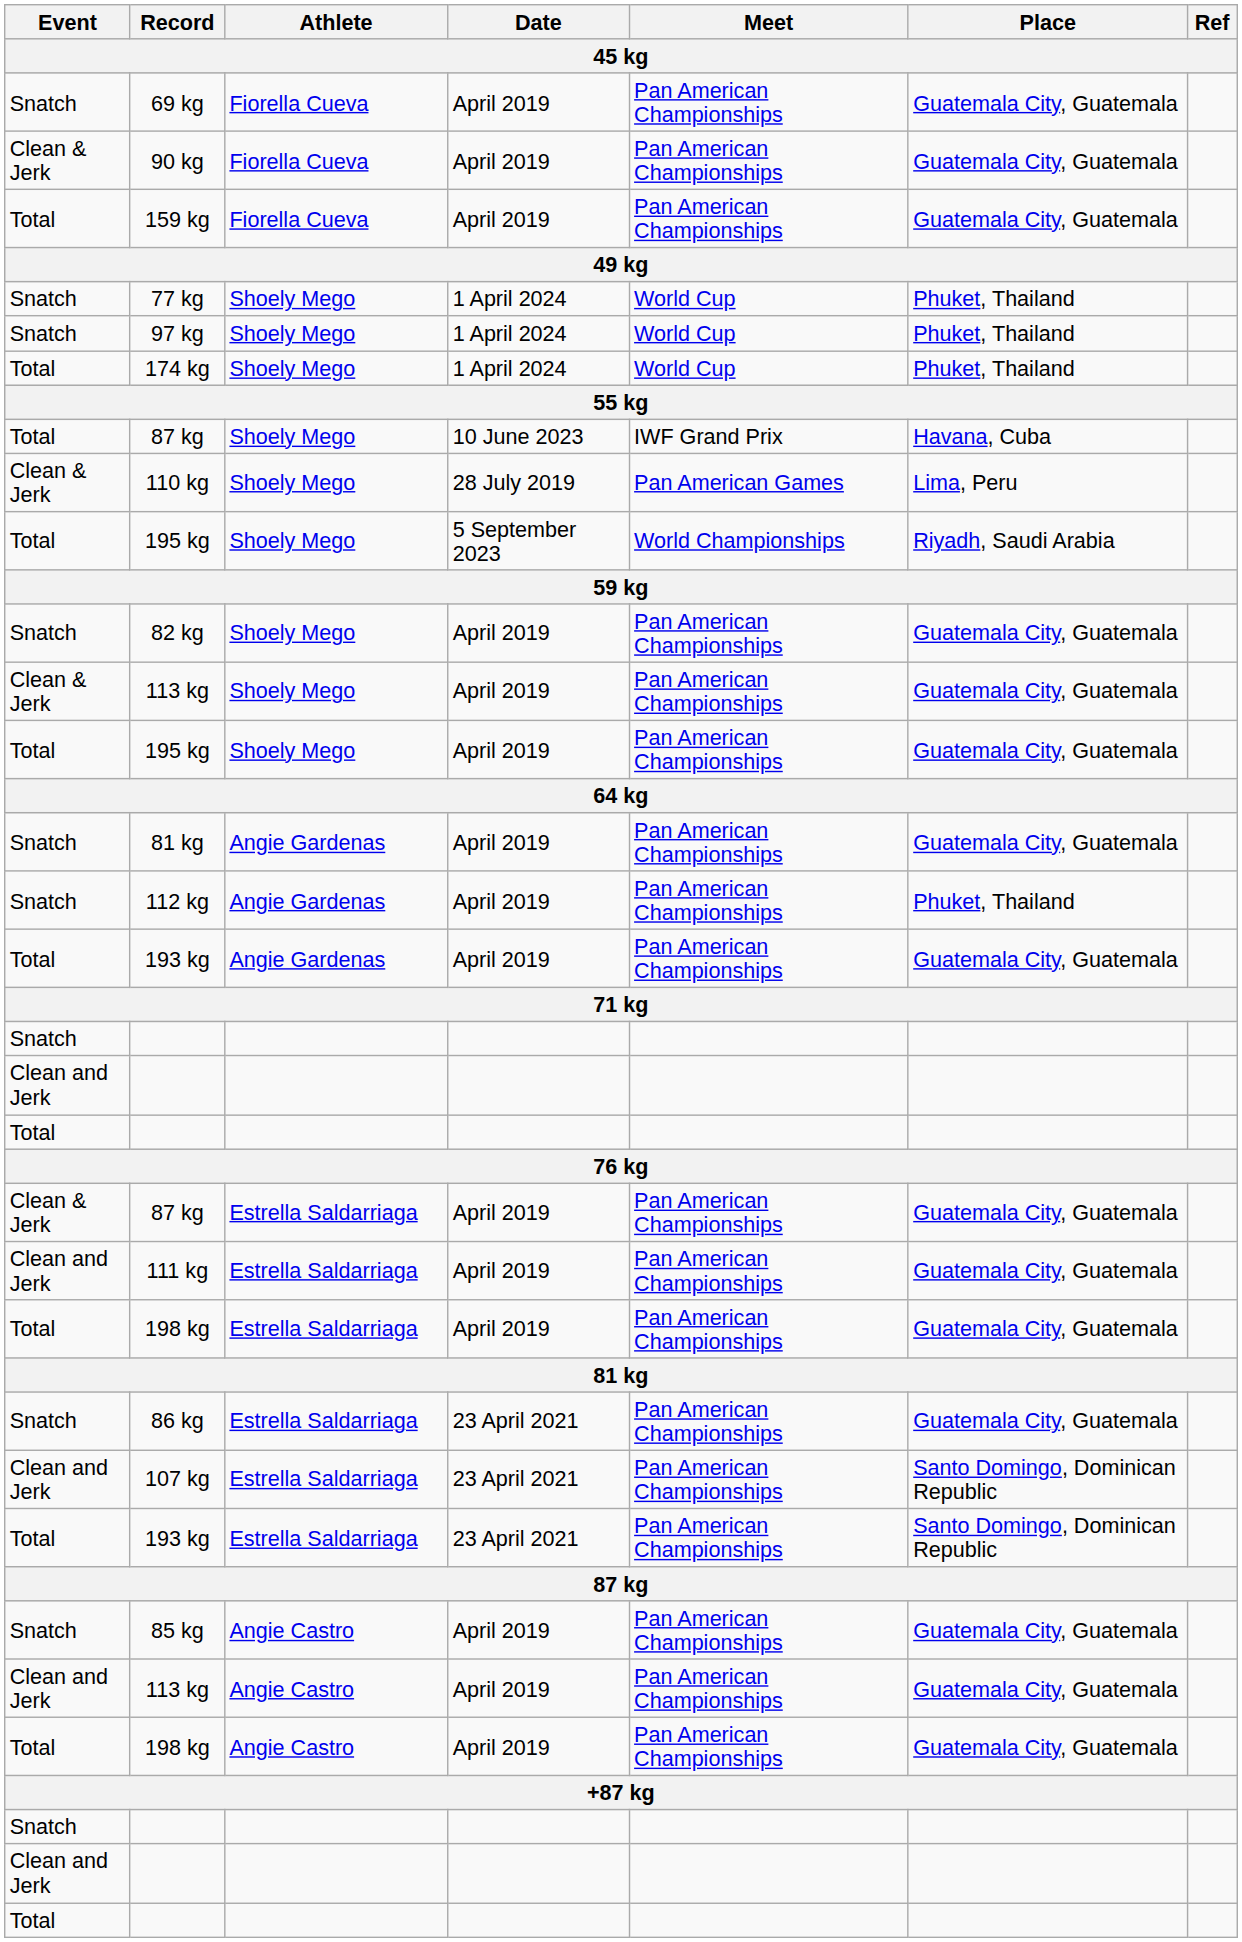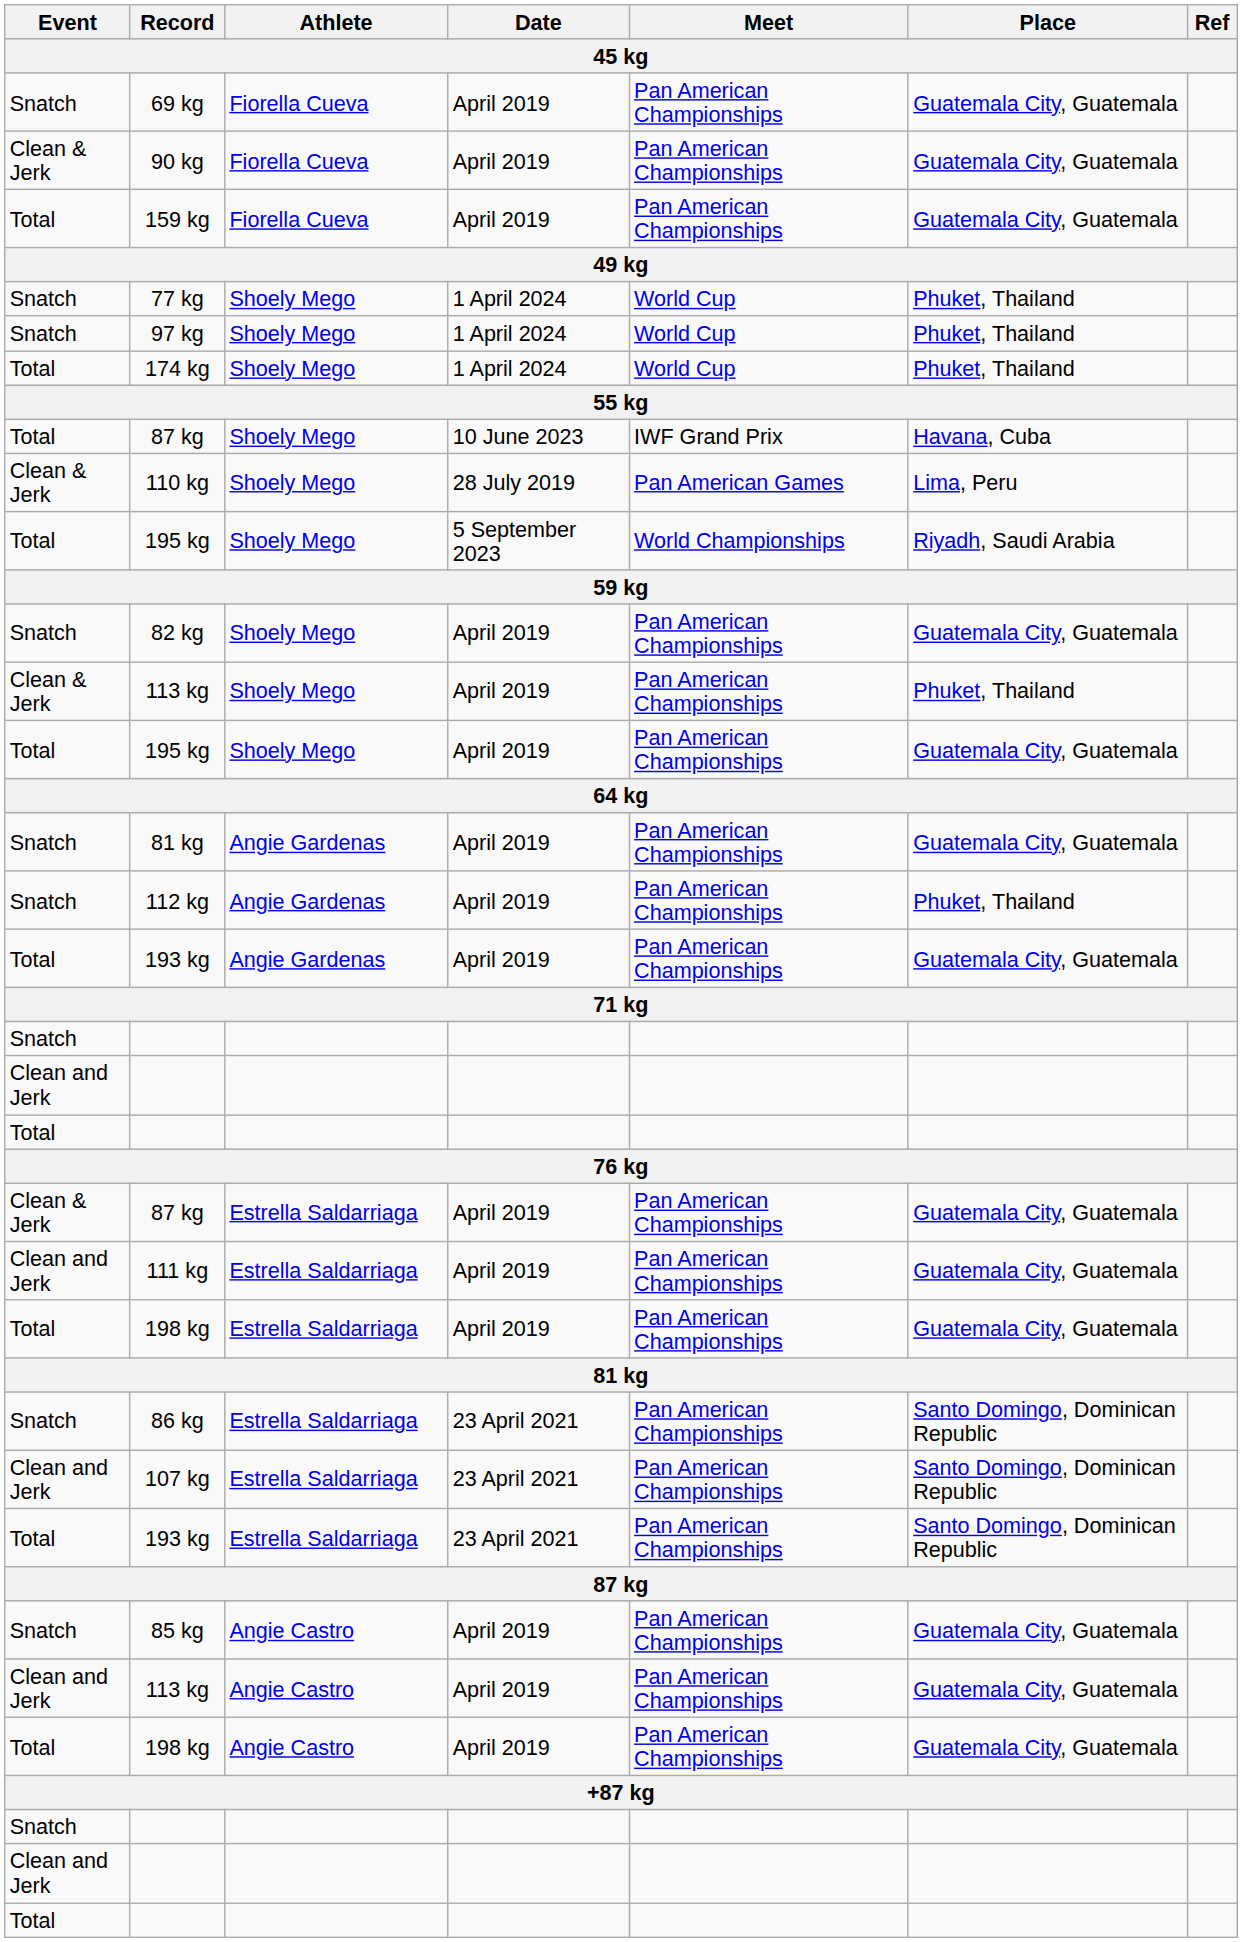(1045, 691) Guatemala City, Guatemala -> (994, 691) Phuket, Thailand
(1045, 1421) Guatemala City, Guatemala -> (1044, 1421) Santo Domingo, Dominican Republic
